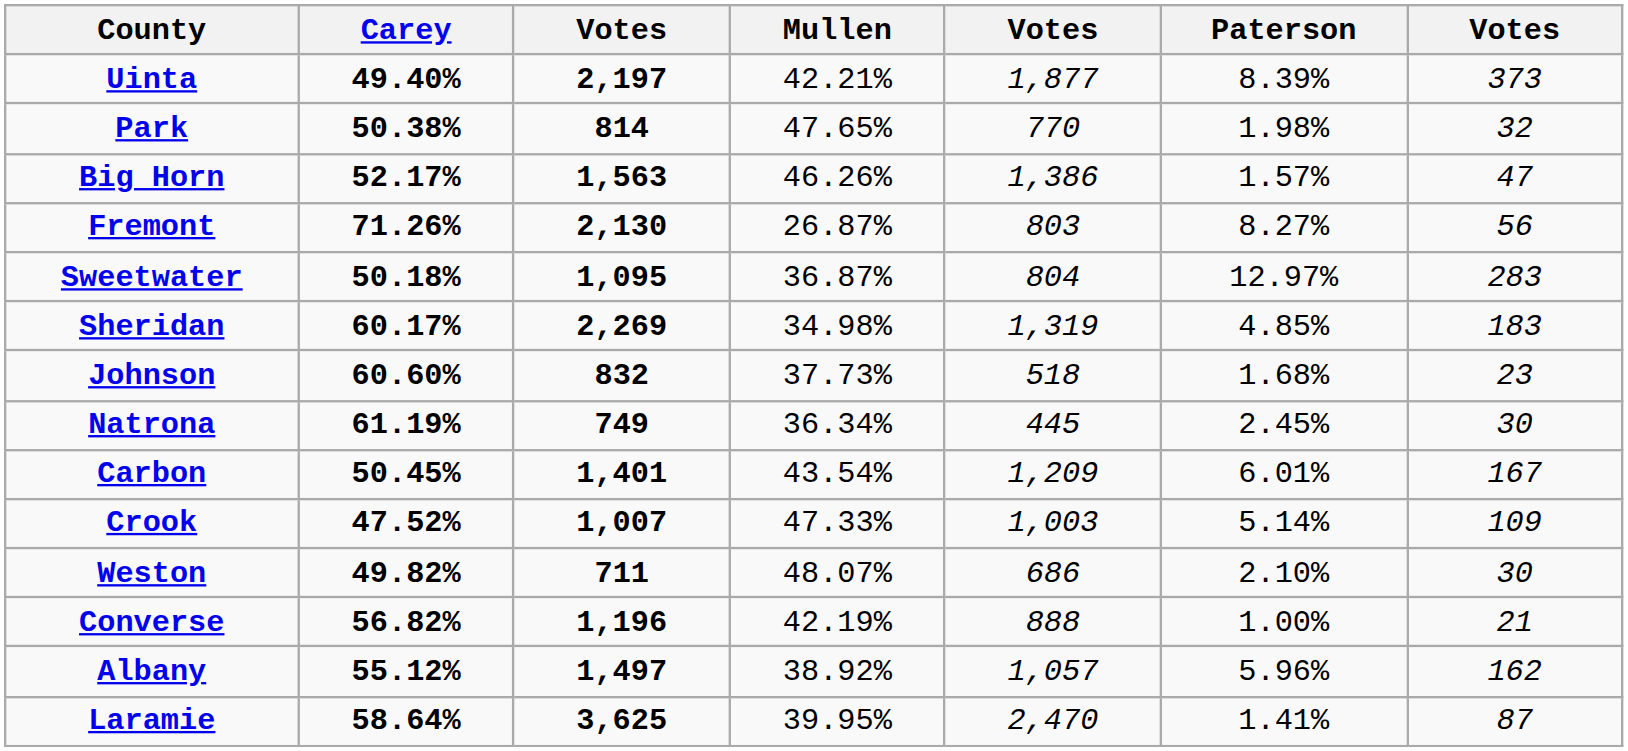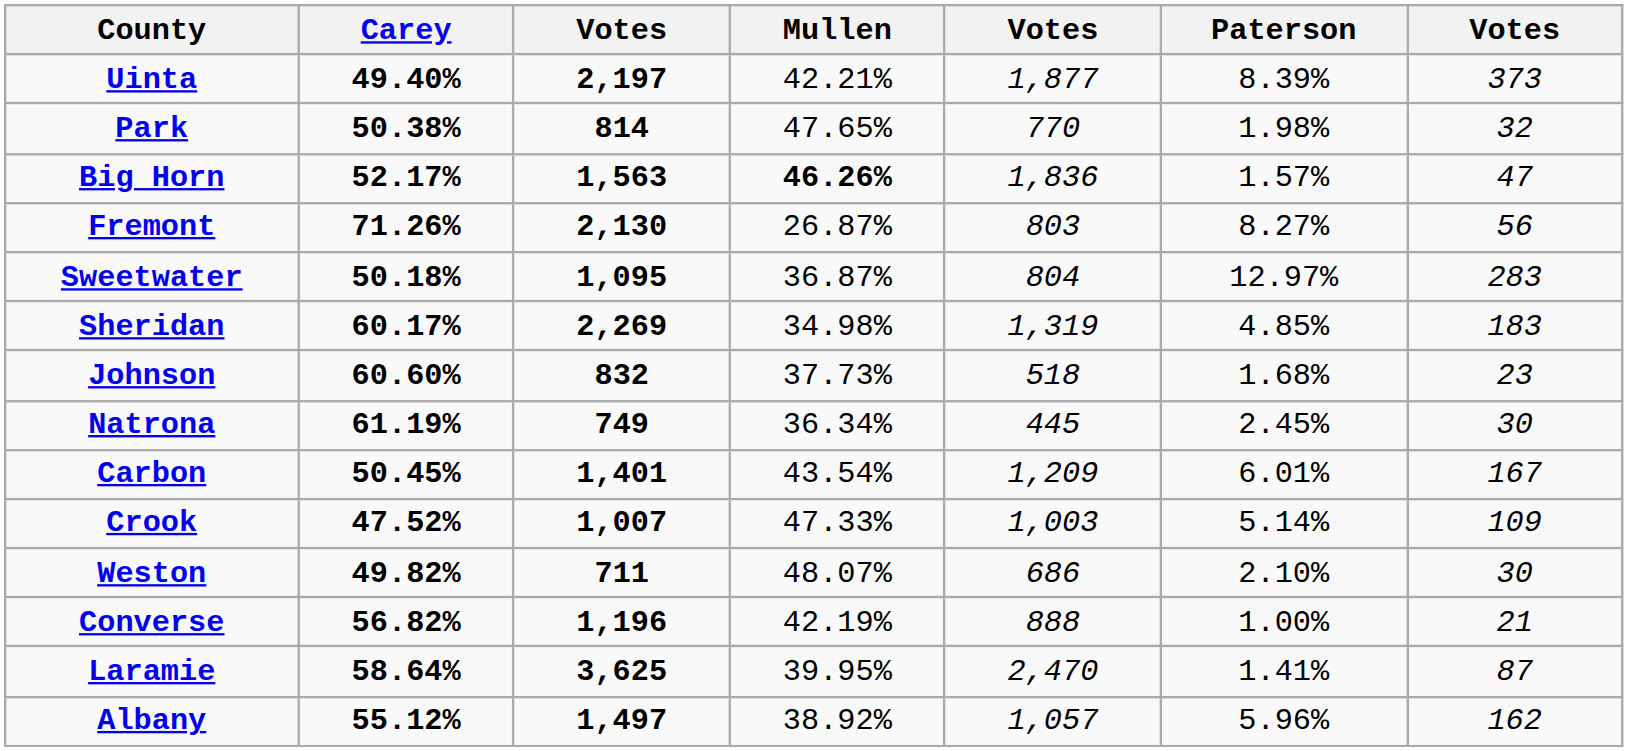(837, 178) normal -> (837, 178) bold
(1053, 178) 1,386 -> (1053, 178) 1,836
rows swapped: (152, 672) <-> (152, 721)
